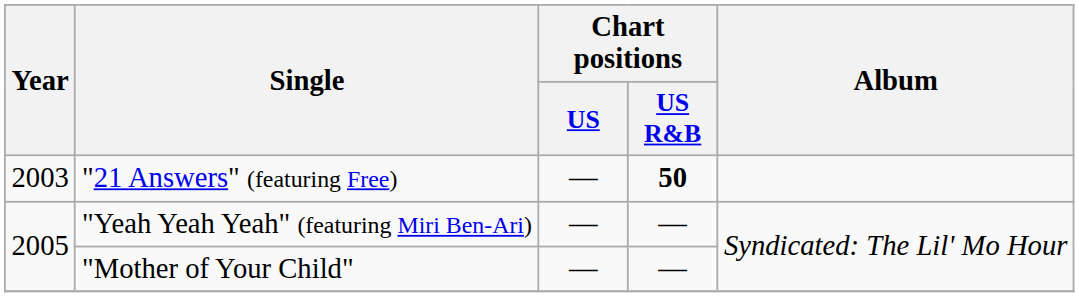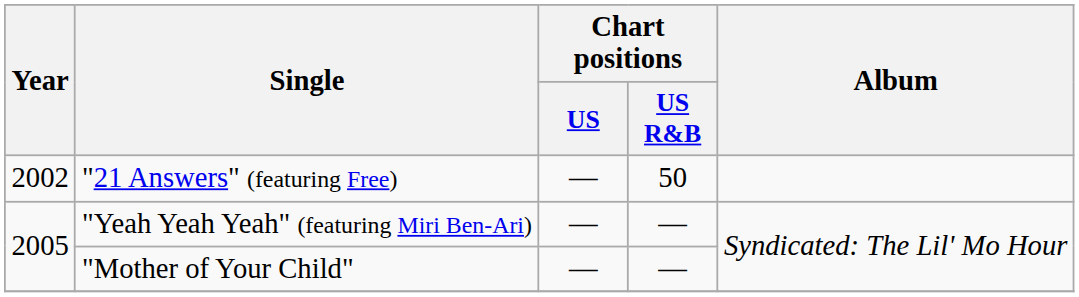(40, 177) 2003 -> (40, 177) 2002
(673, 177) bold -> (673, 177) normal
